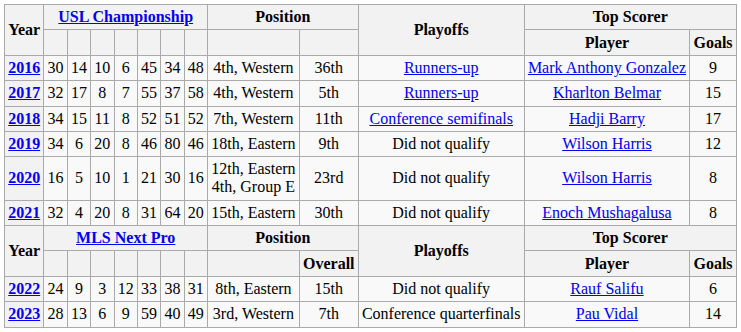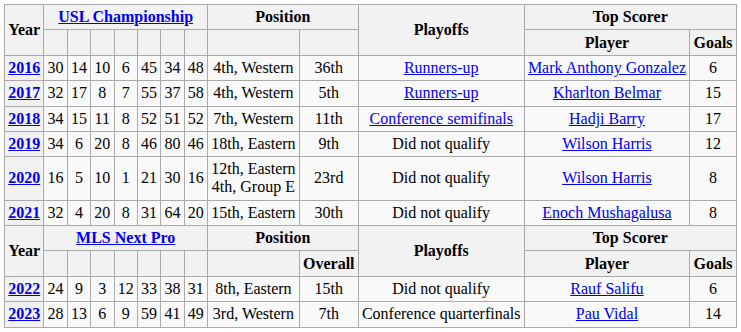(713, 67) 9 -> (713, 67) 6
(172, 314) 40 -> (172, 314) 41
